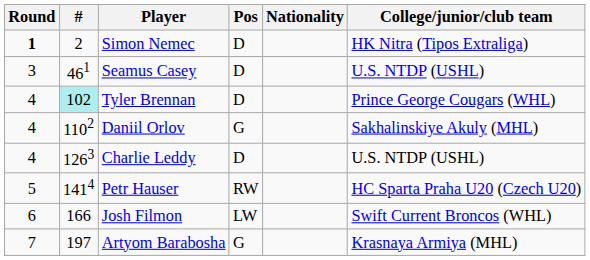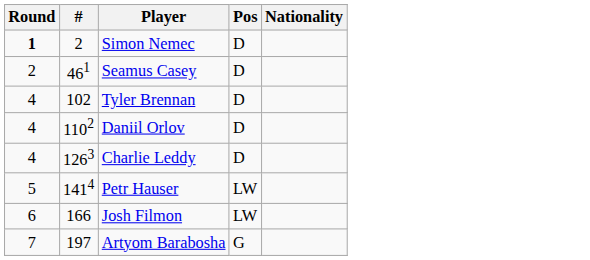- column: (466, 17)
(32, 71) 3 -> (32, 71) 2
(79, 99) paleturquoise background -> (79, 99) no background
(239, 127) G -> (239, 127) D
(246, 188) RW -> (245, 188) LW
